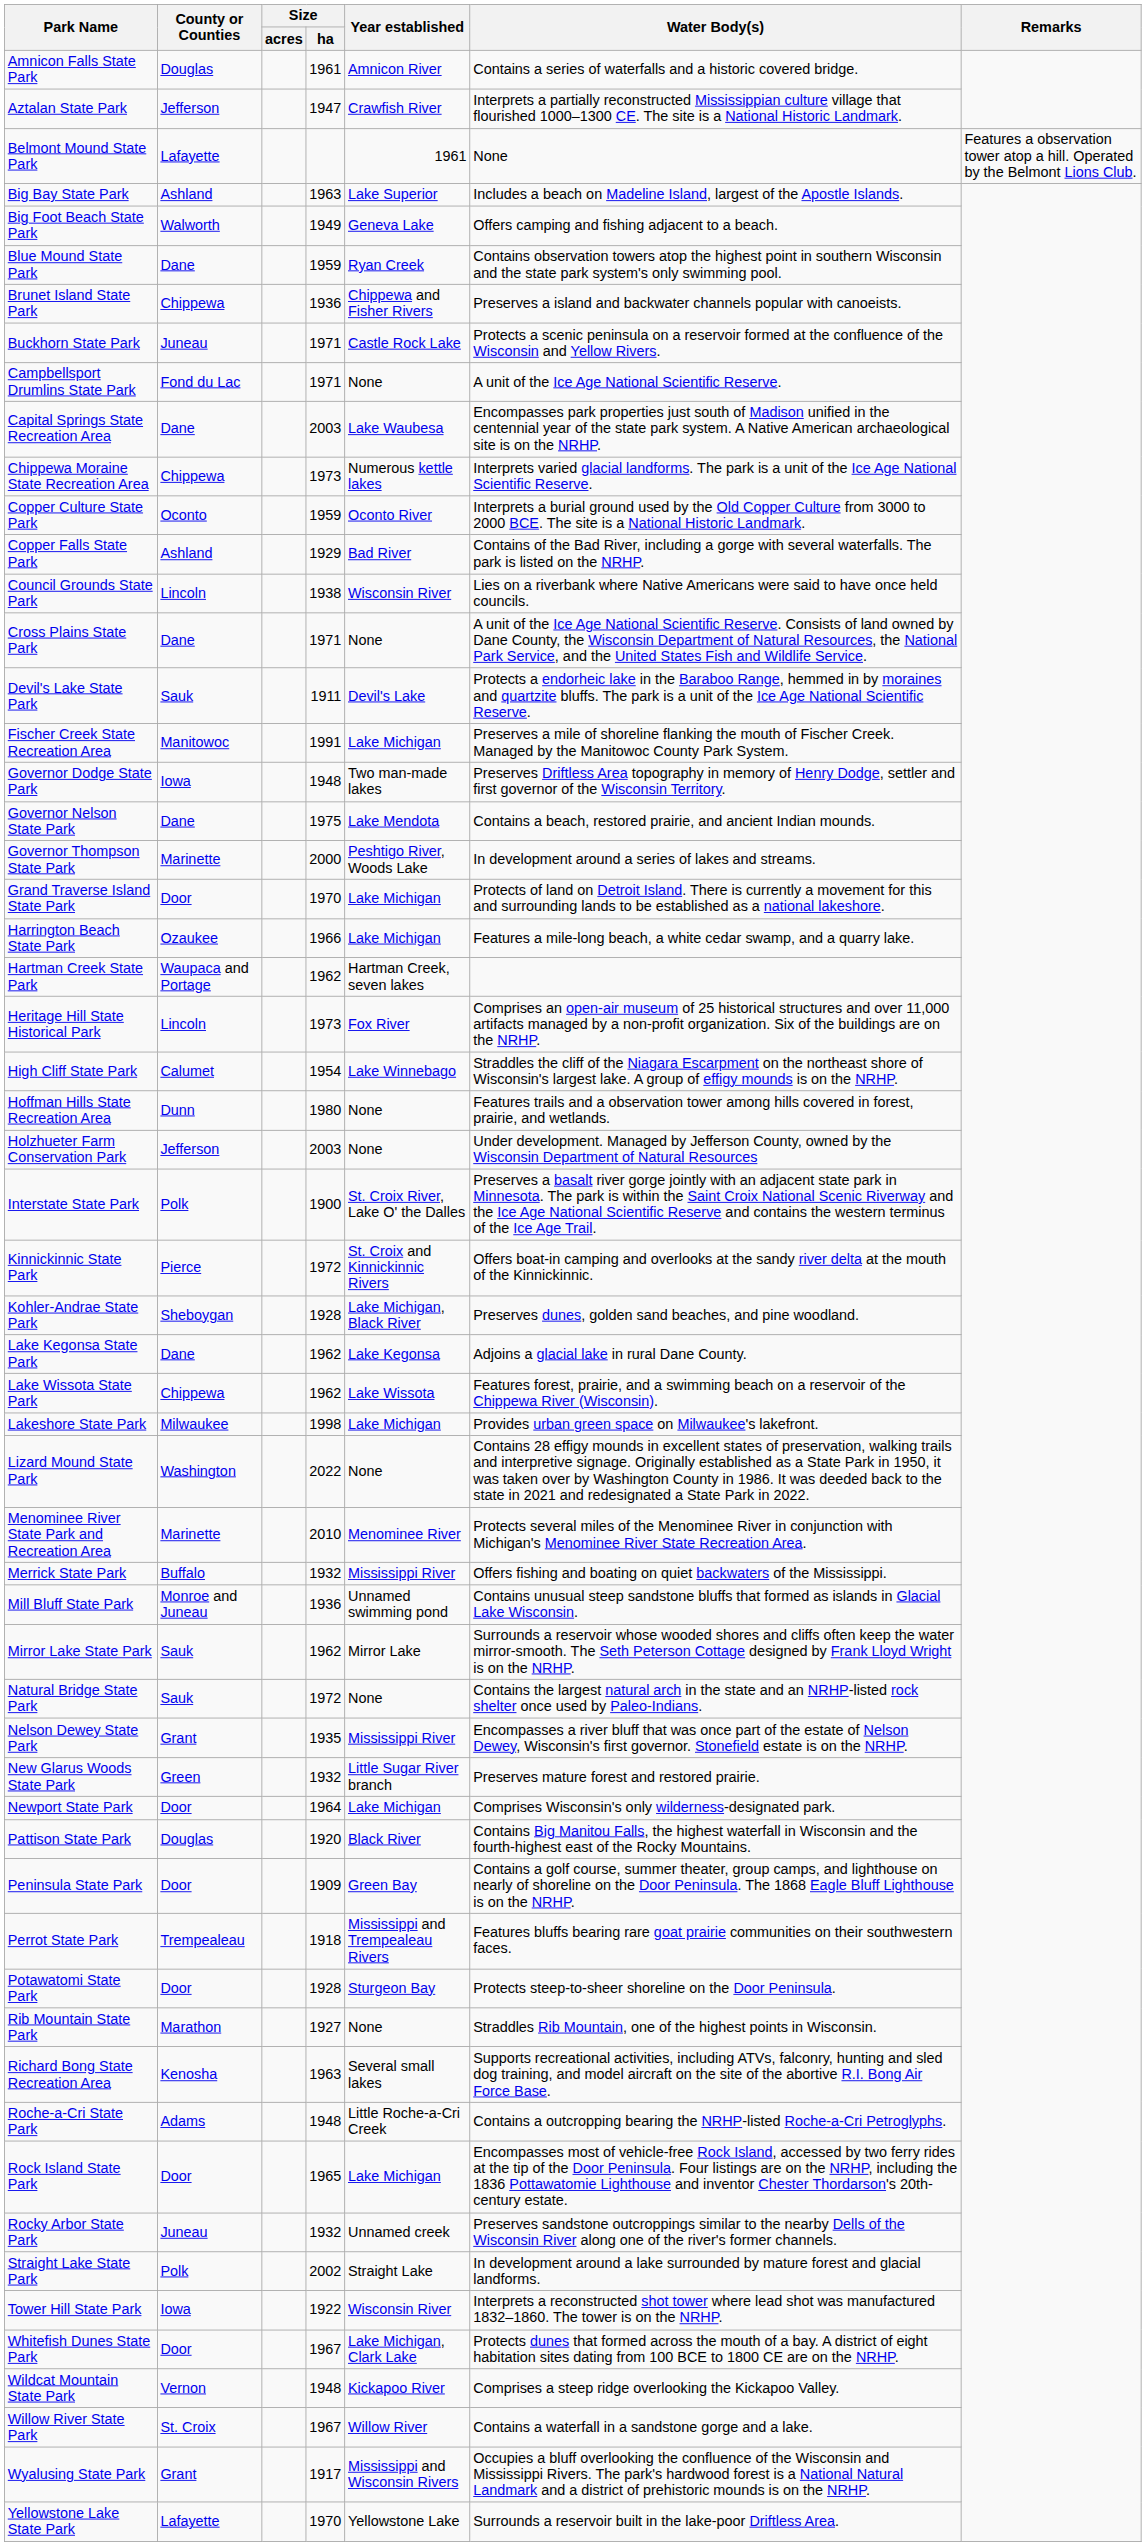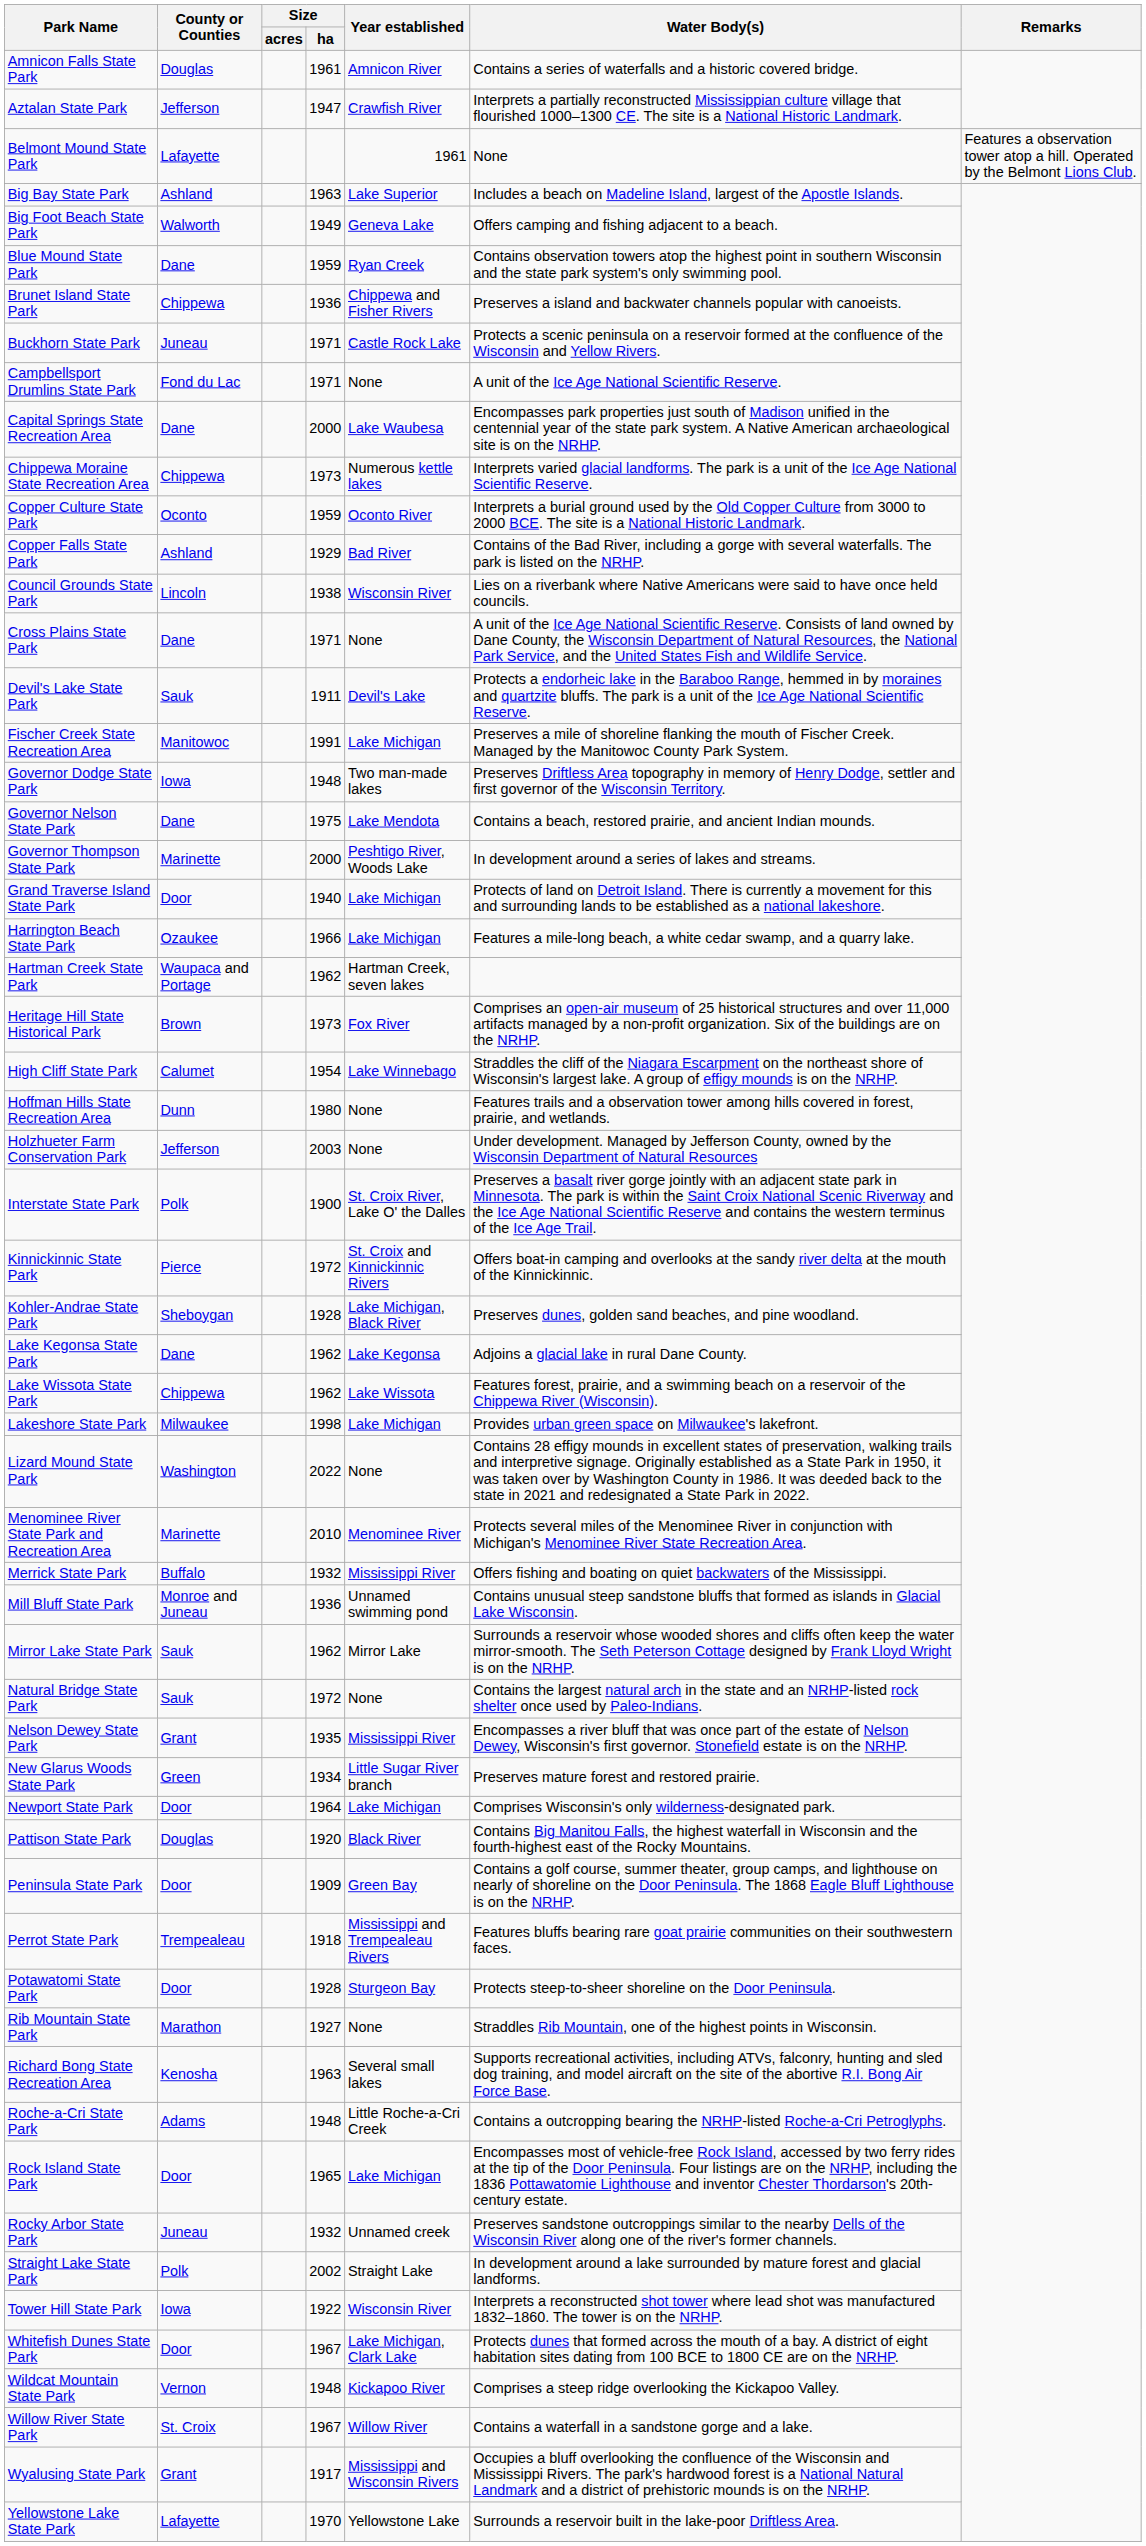(325, 429) 2003 -> (325, 429) 2000
(325, 899) 1970 -> (325, 899) 1940
(183, 1024) Lincoln -> (181, 1024) Brown
(325, 1776) 1932 -> (325, 1776) 1934
